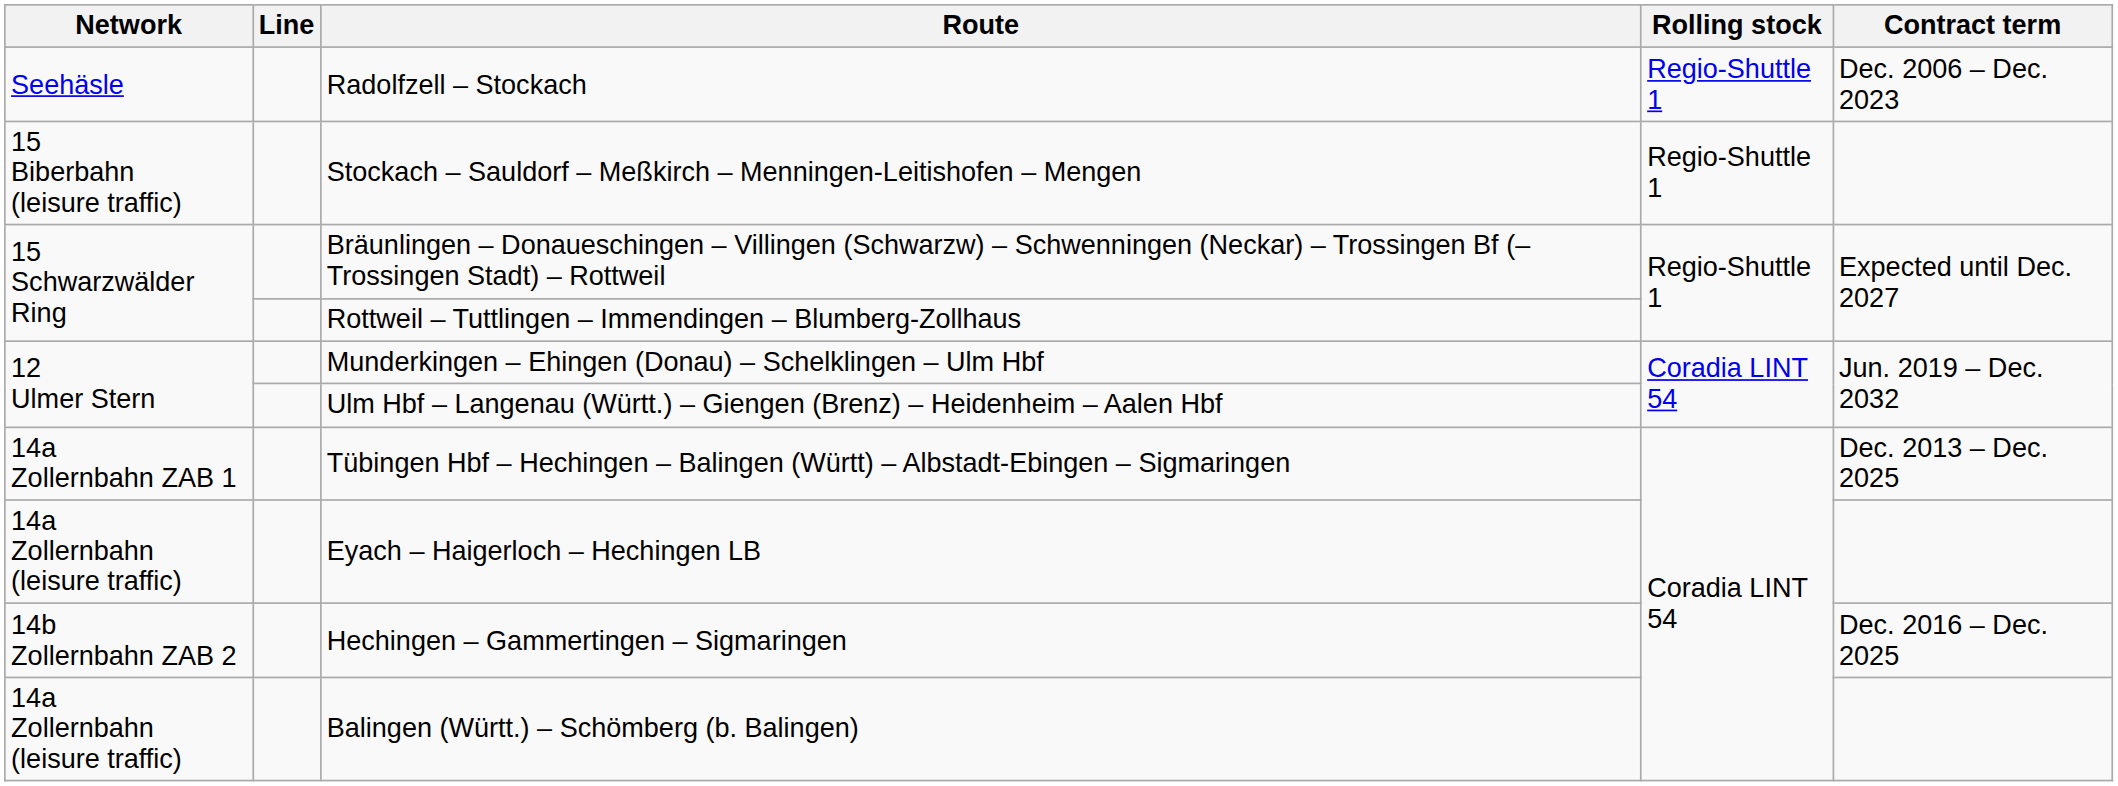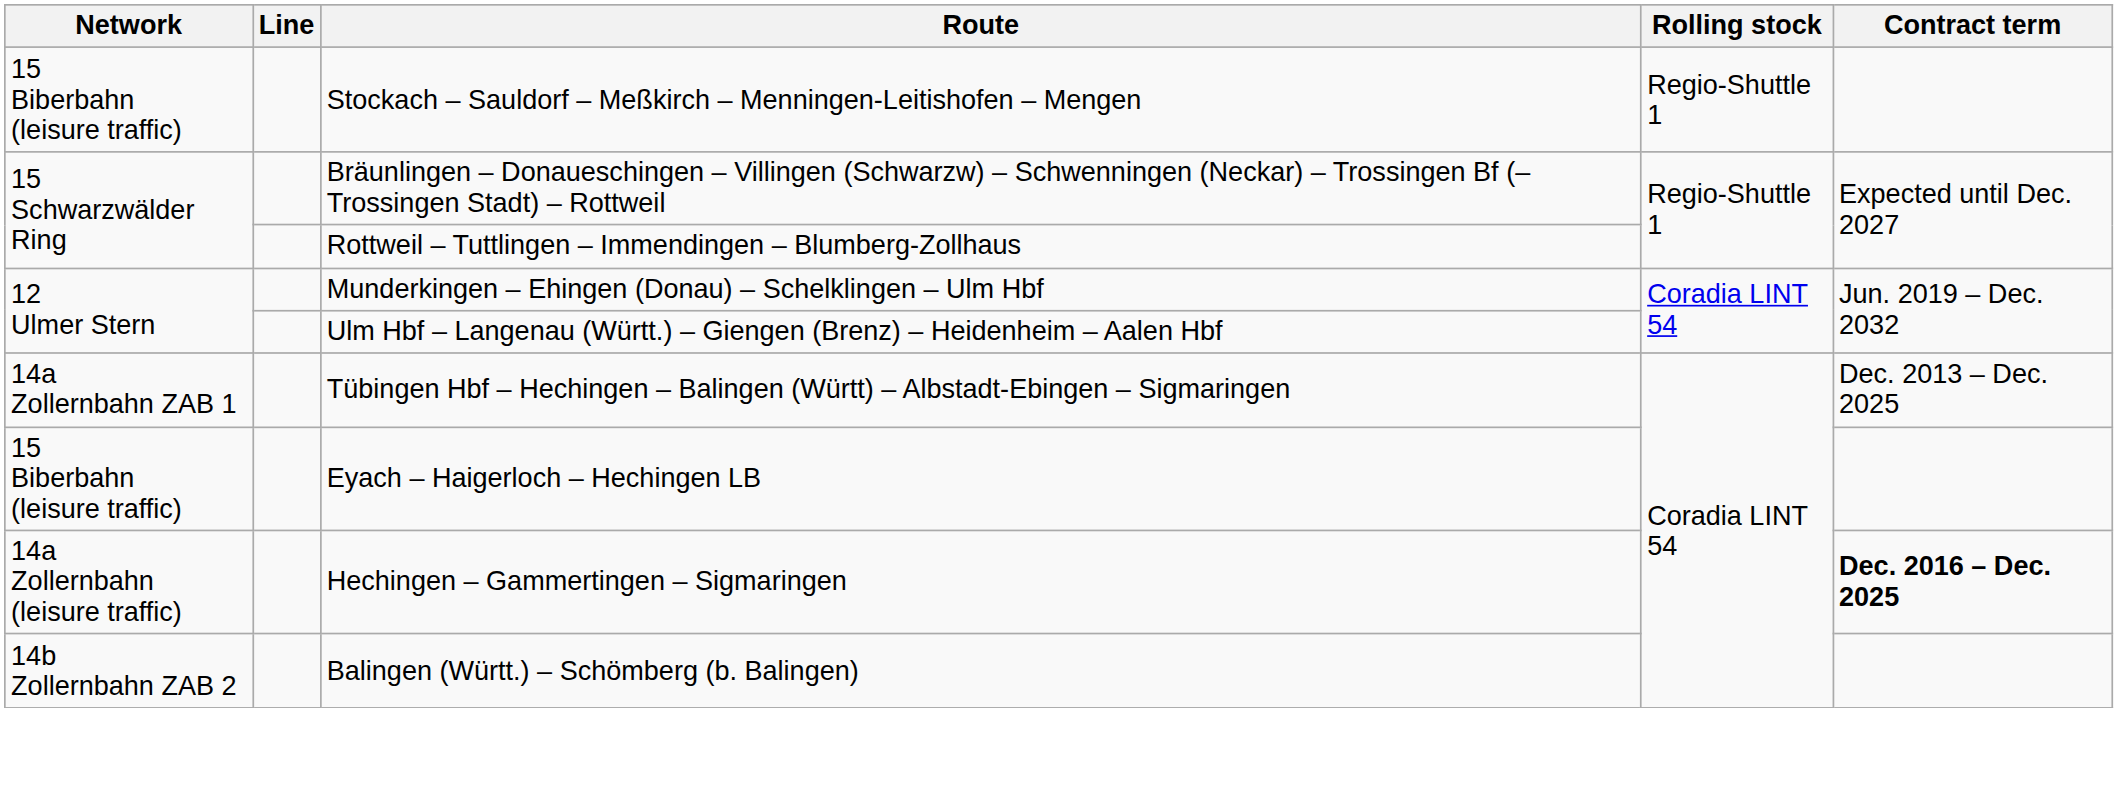- row: (457, 84)
(96, 551) 14a Zollernbahn (leisure traffic) -> (96, 478) 15 Biberbahn (leisure traffic)
(124, 640) 14b Zollernbahn ZAB 2 -> (96, 581) 14a Zollernbahn (leisure traffic)
(1943, 640) normal -> (1945, 581) bold
(96, 728) 14a Zollernbahn (leisure traffic) -> (124, 670) 14b Zollernbahn ZAB 2
